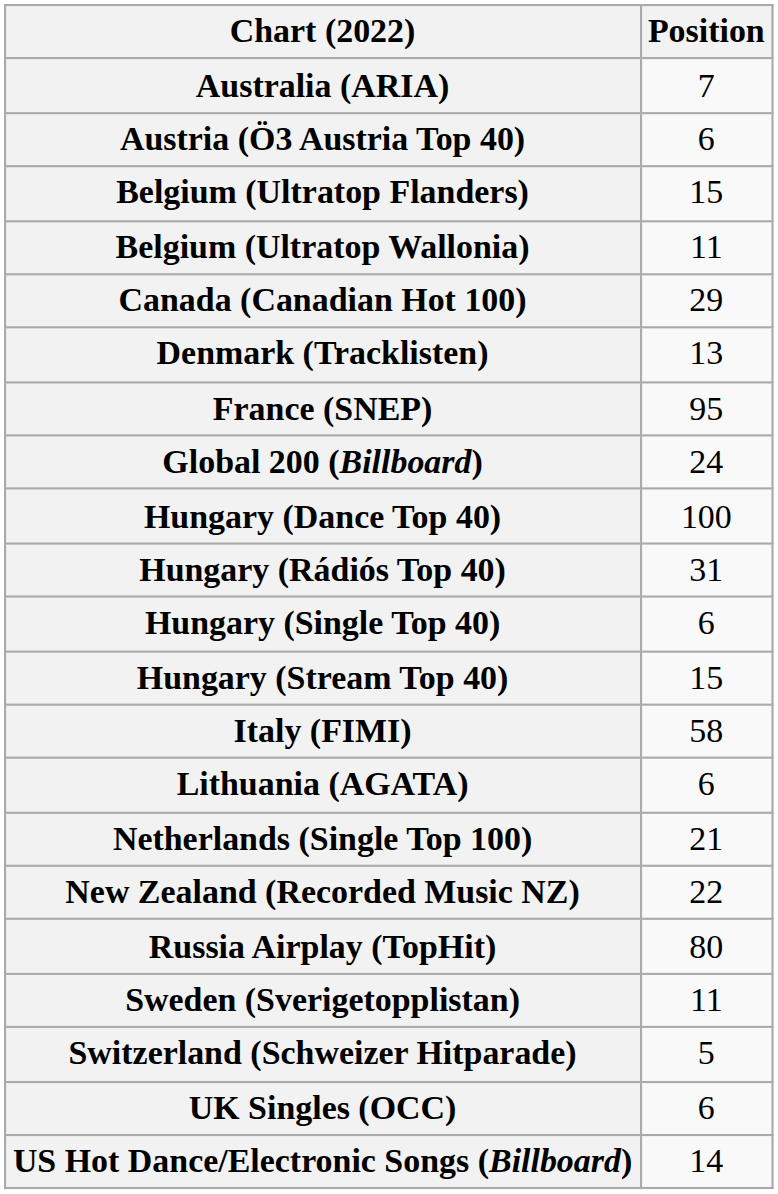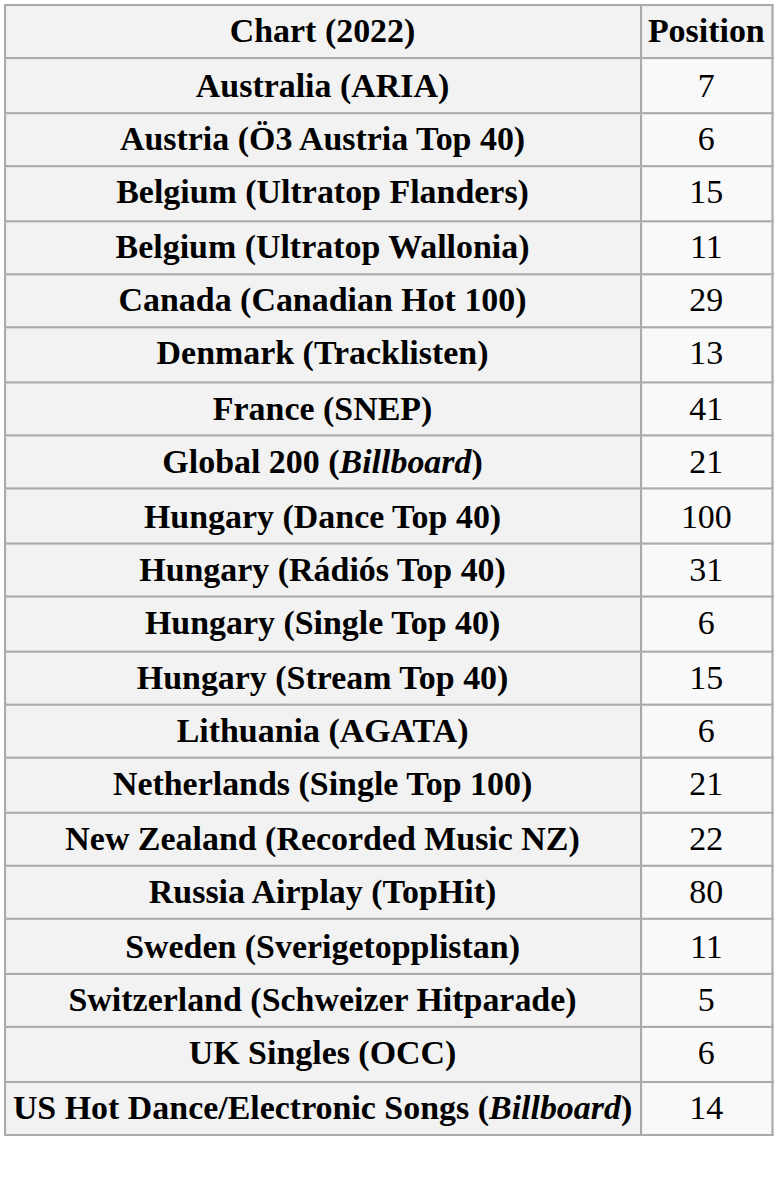(706, 407) 95 -> (706, 407) 41
(706, 461) 24 -> (706, 461) 21
- row: (323, 730)
